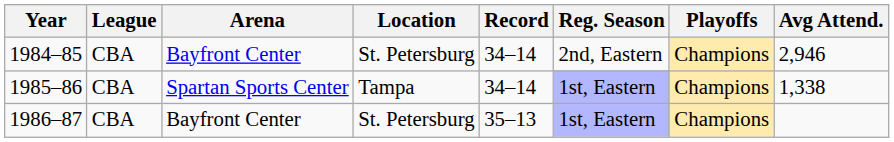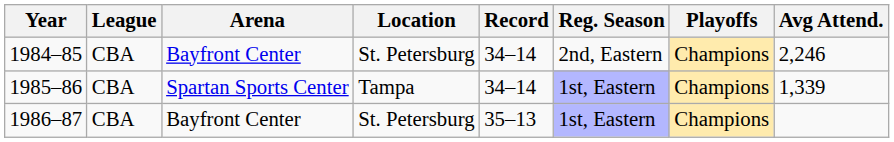(802, 53) 2,946 -> (802, 53) 2,246
(802, 86) 1,338 -> (802, 86) 1,339
